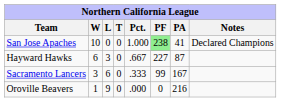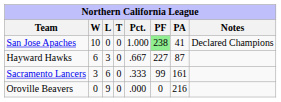(180, 74) 167 -> (180, 74) 161
(95, 89) 1 -> (95, 89) 0
